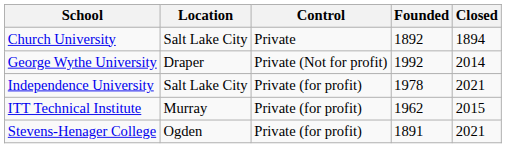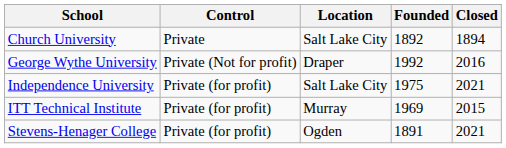columns swapped: (206, 16) <-> (321, 16)
(470, 62) 2014 -> (470, 62) 2016
(409, 85) 1978 -> (409, 85) 1975
(409, 108) 1962 -> (409, 108) 1969
